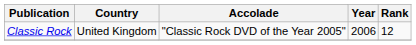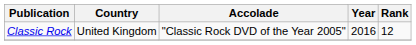(363, 31) 2006 -> (363, 31) 2016
